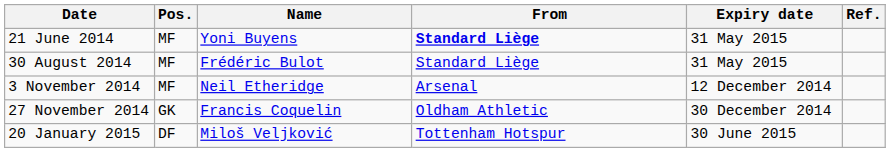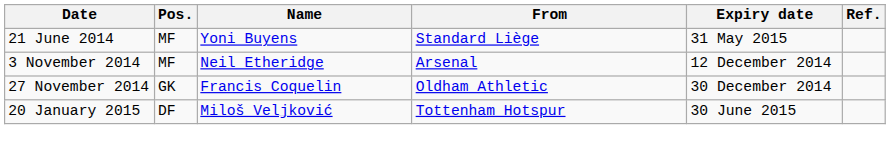(477, 41) bold -> (477, 41) normal
- row: (70, 64)
